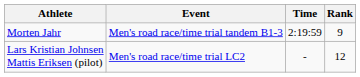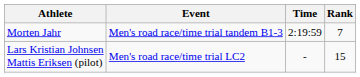(340, 32) 9 -> (340, 32) 7
(340, 57) 12 -> (340, 57) 15
